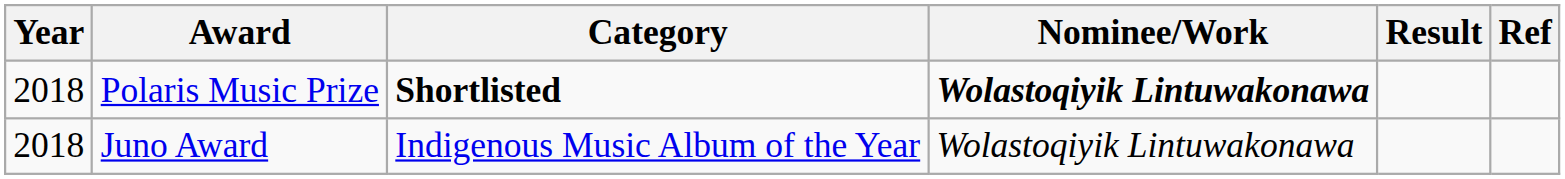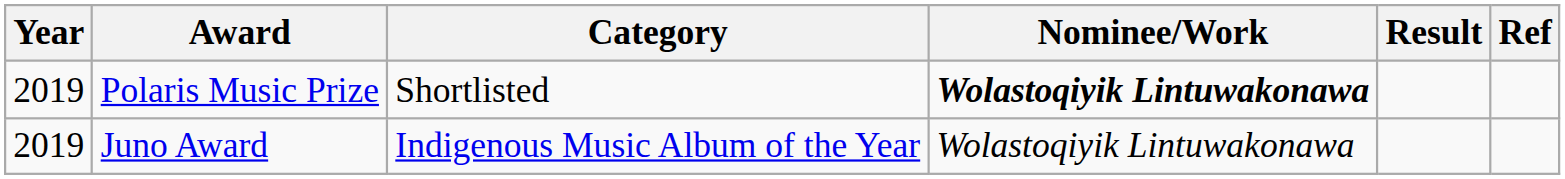(49, 88) 2018 -> (49, 88) 2019
(478, 88) bold -> (472, 88) normal
(49, 145) 2018 -> (49, 145) 2019
